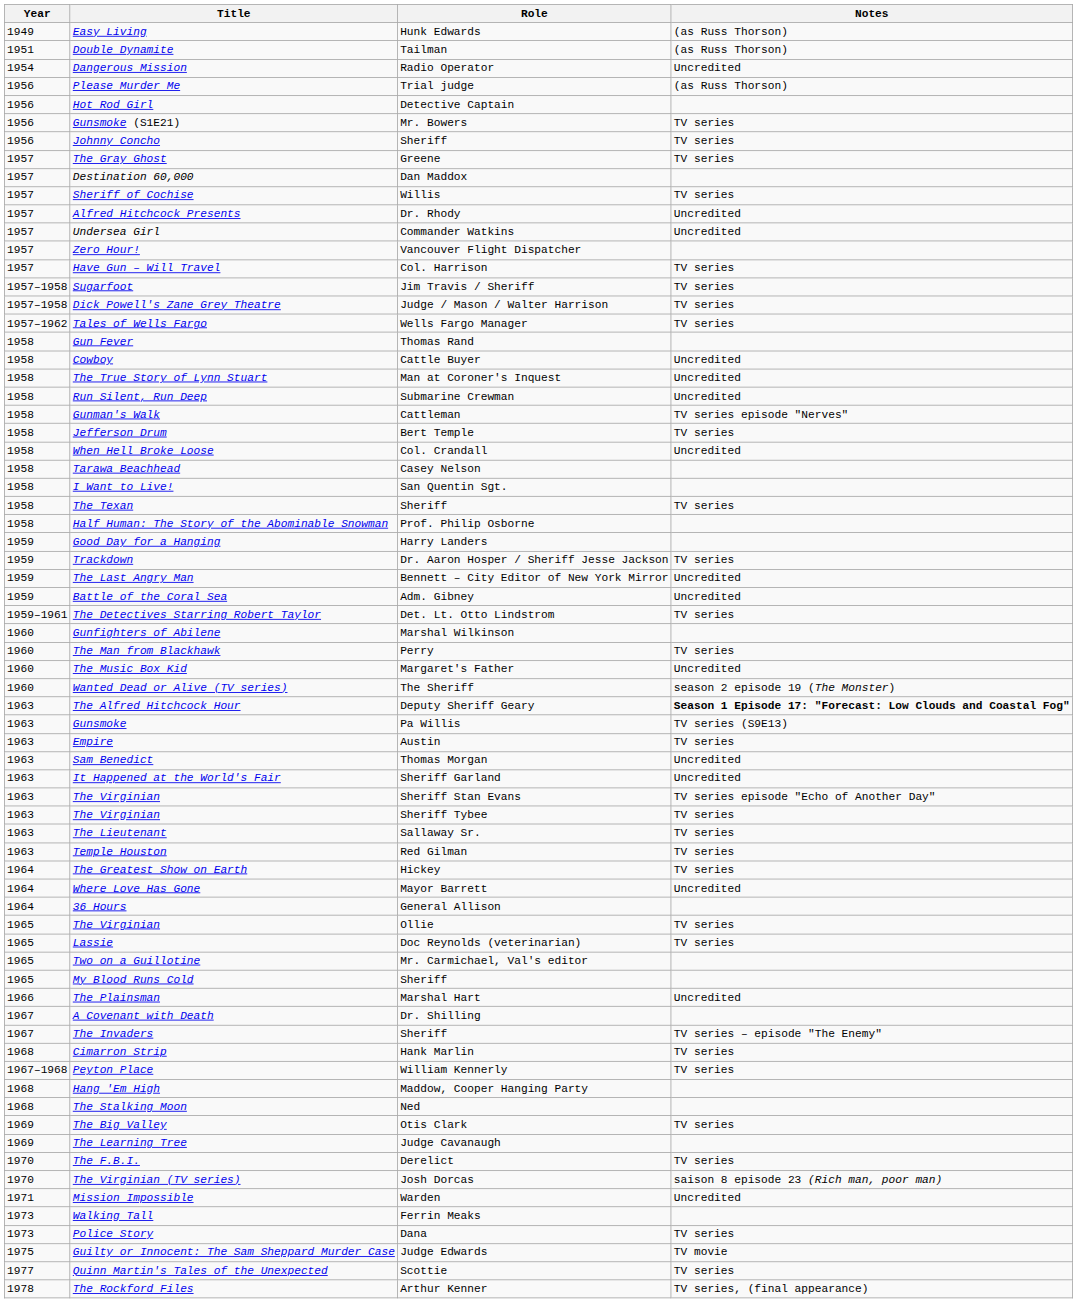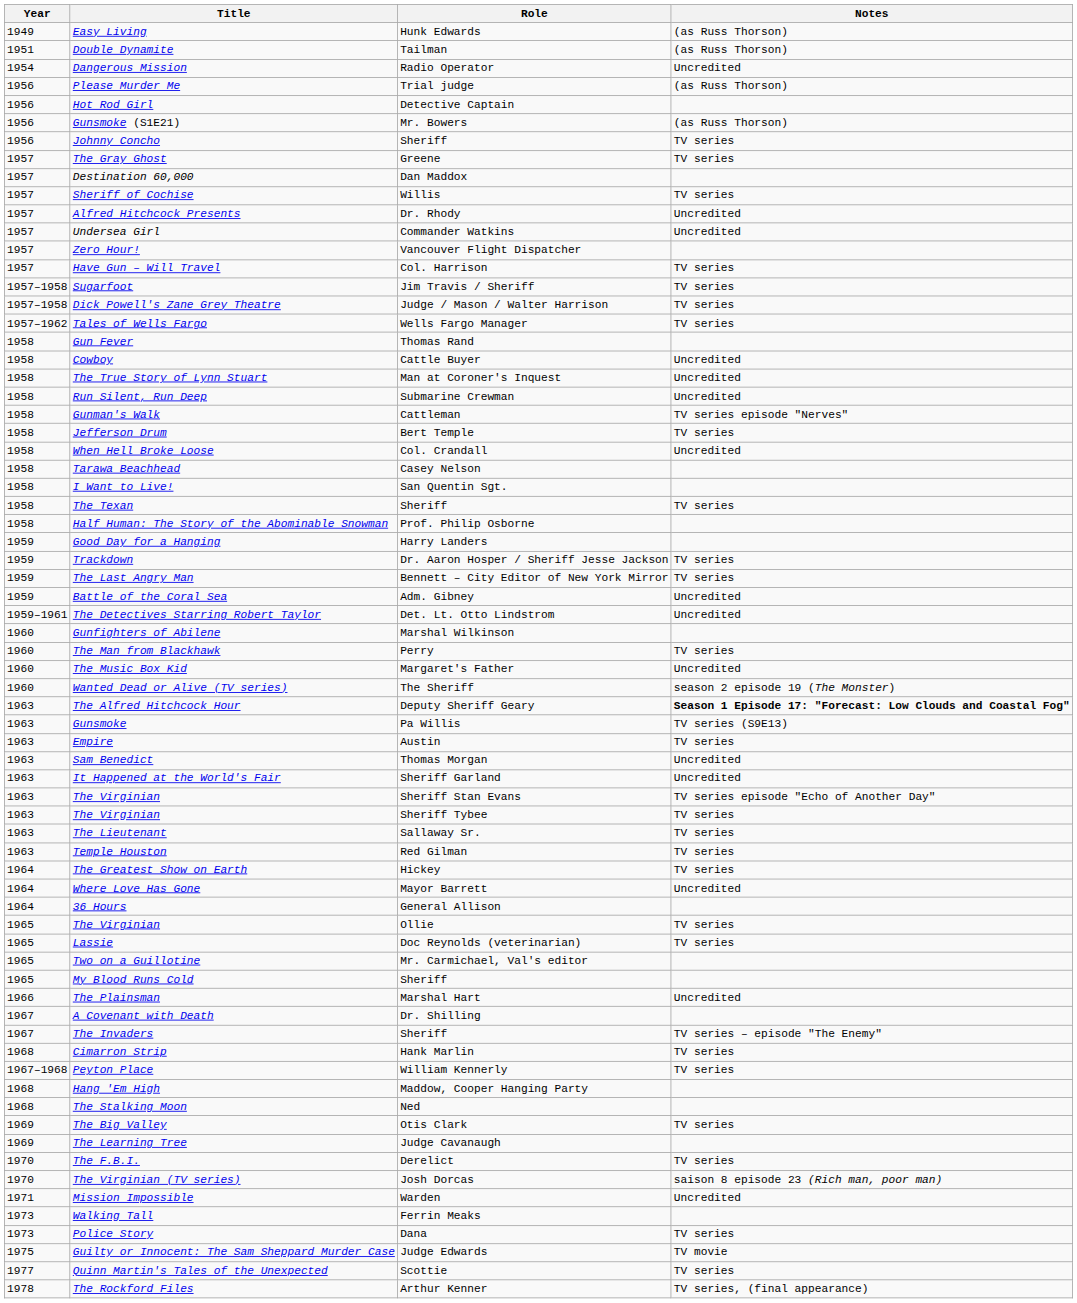(704, 123) TV series -> (731, 123) (as Russ Thorson)
(707, 578) Uncredited -> (704, 578) TV series
(704, 615) TV series -> (707, 615) Uncredited
